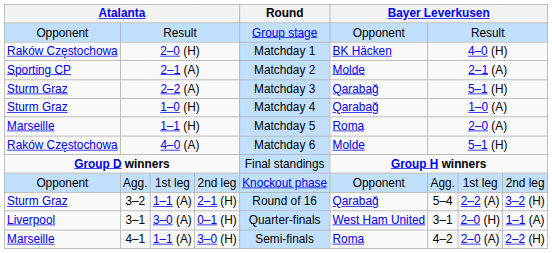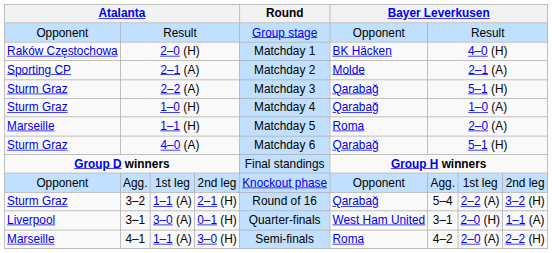(62, 145) Raków Częstochowa -> (37, 145) Sturm Graz
(349, 145) Molde -> (356, 145) Qarabağ
